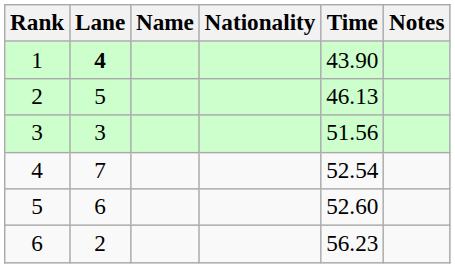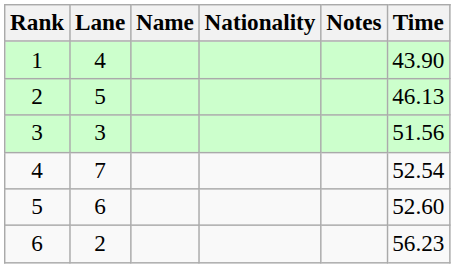columns swapped: (352, 22) <-> (417, 22)
(100, 59) bold -> (100, 59) normal
